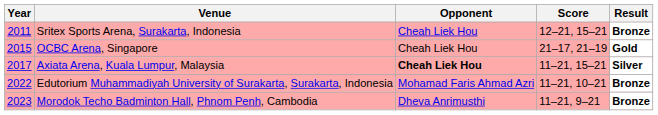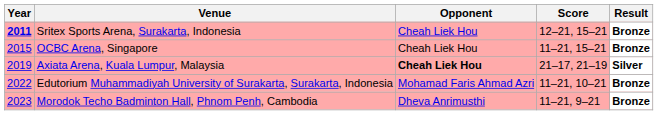(19, 31) normal -> (19, 31) bold
(573, 49) 21–17, 21–19 -> (573, 49) 11–21, 15–21
(625, 49) Gold -> (631, 49) Bronze
(19, 66) 2017 -> (19, 66) 2019
(573, 66) 11–21, 15–21 -> (573, 66) 21–17, 21–19
